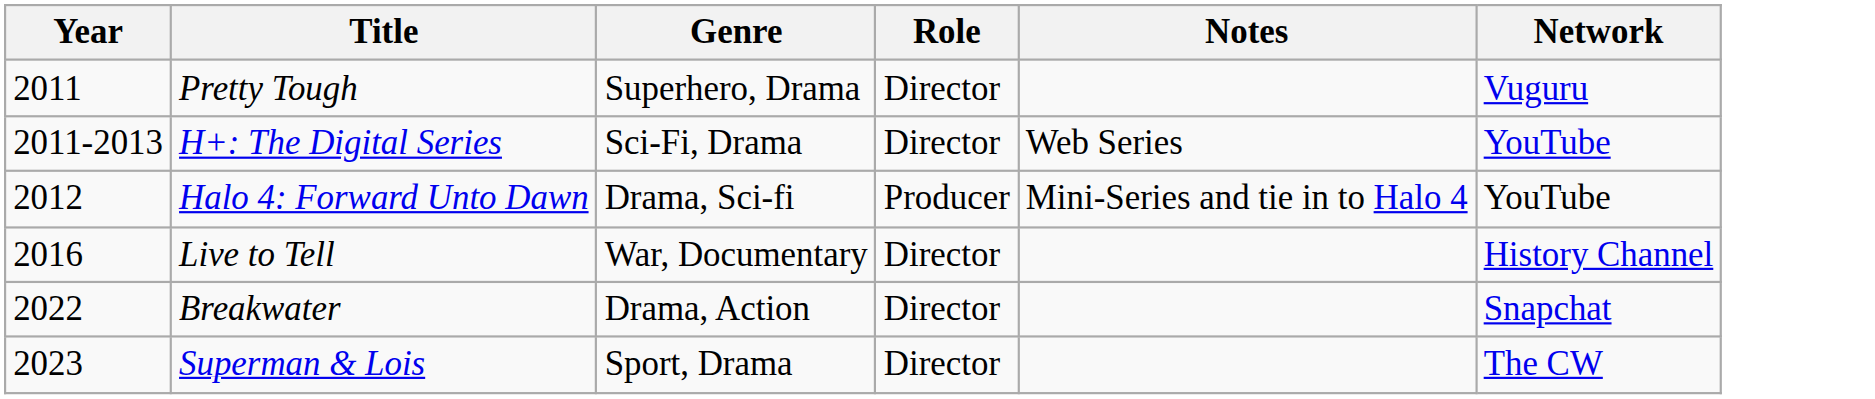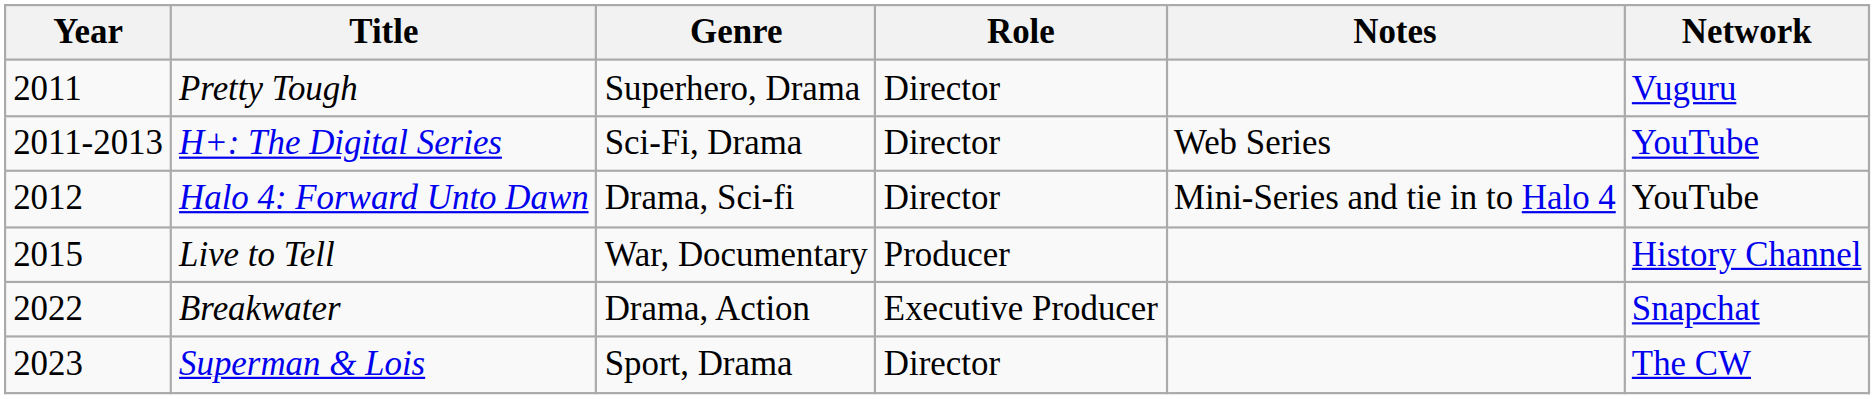(947, 198) Producer -> (942, 198) Director
(48, 253) 2016 -> (48, 253) 2015
(942, 253) Director -> (947, 253) Producer
(942, 308) Director -> (1021, 308) Executive Producer
